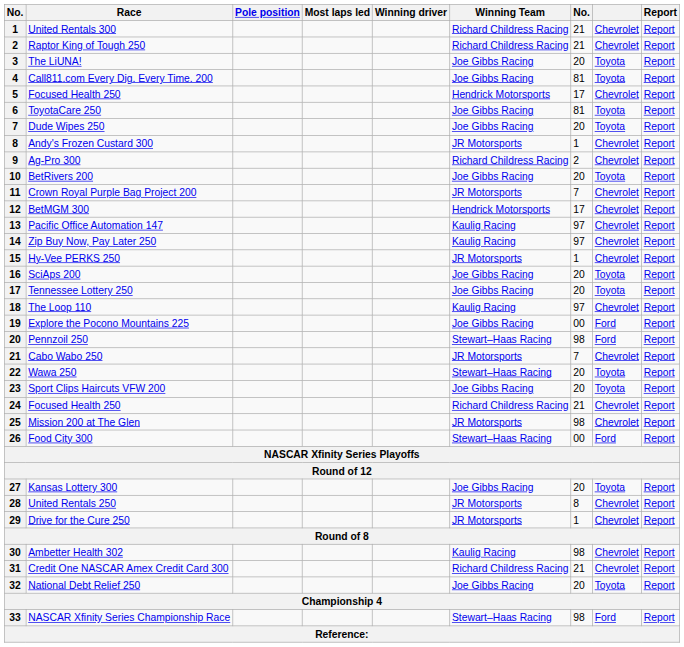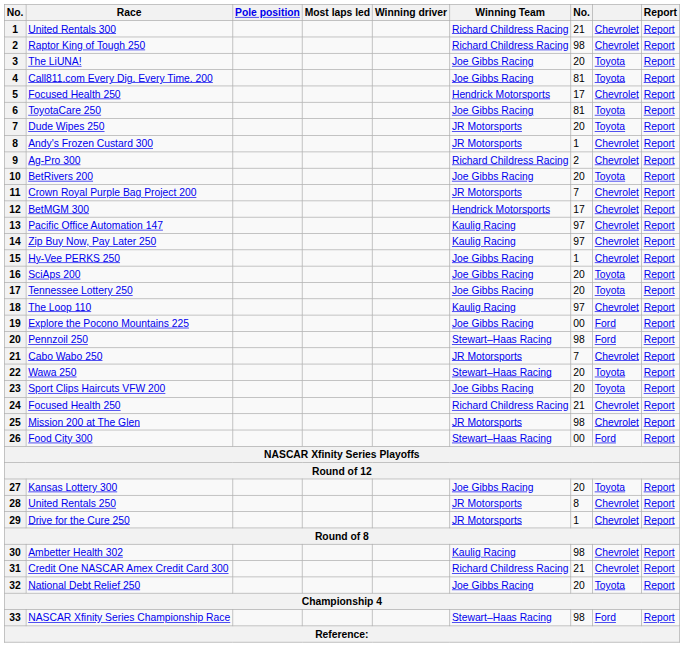(579, 45) 21 -> (579, 45) 98
(493, 127) Joe Gibbs Racing -> (487, 127) JR Motorsports
(487, 258) JR Motorsports -> (493, 258) Joe Gibbs Racing
